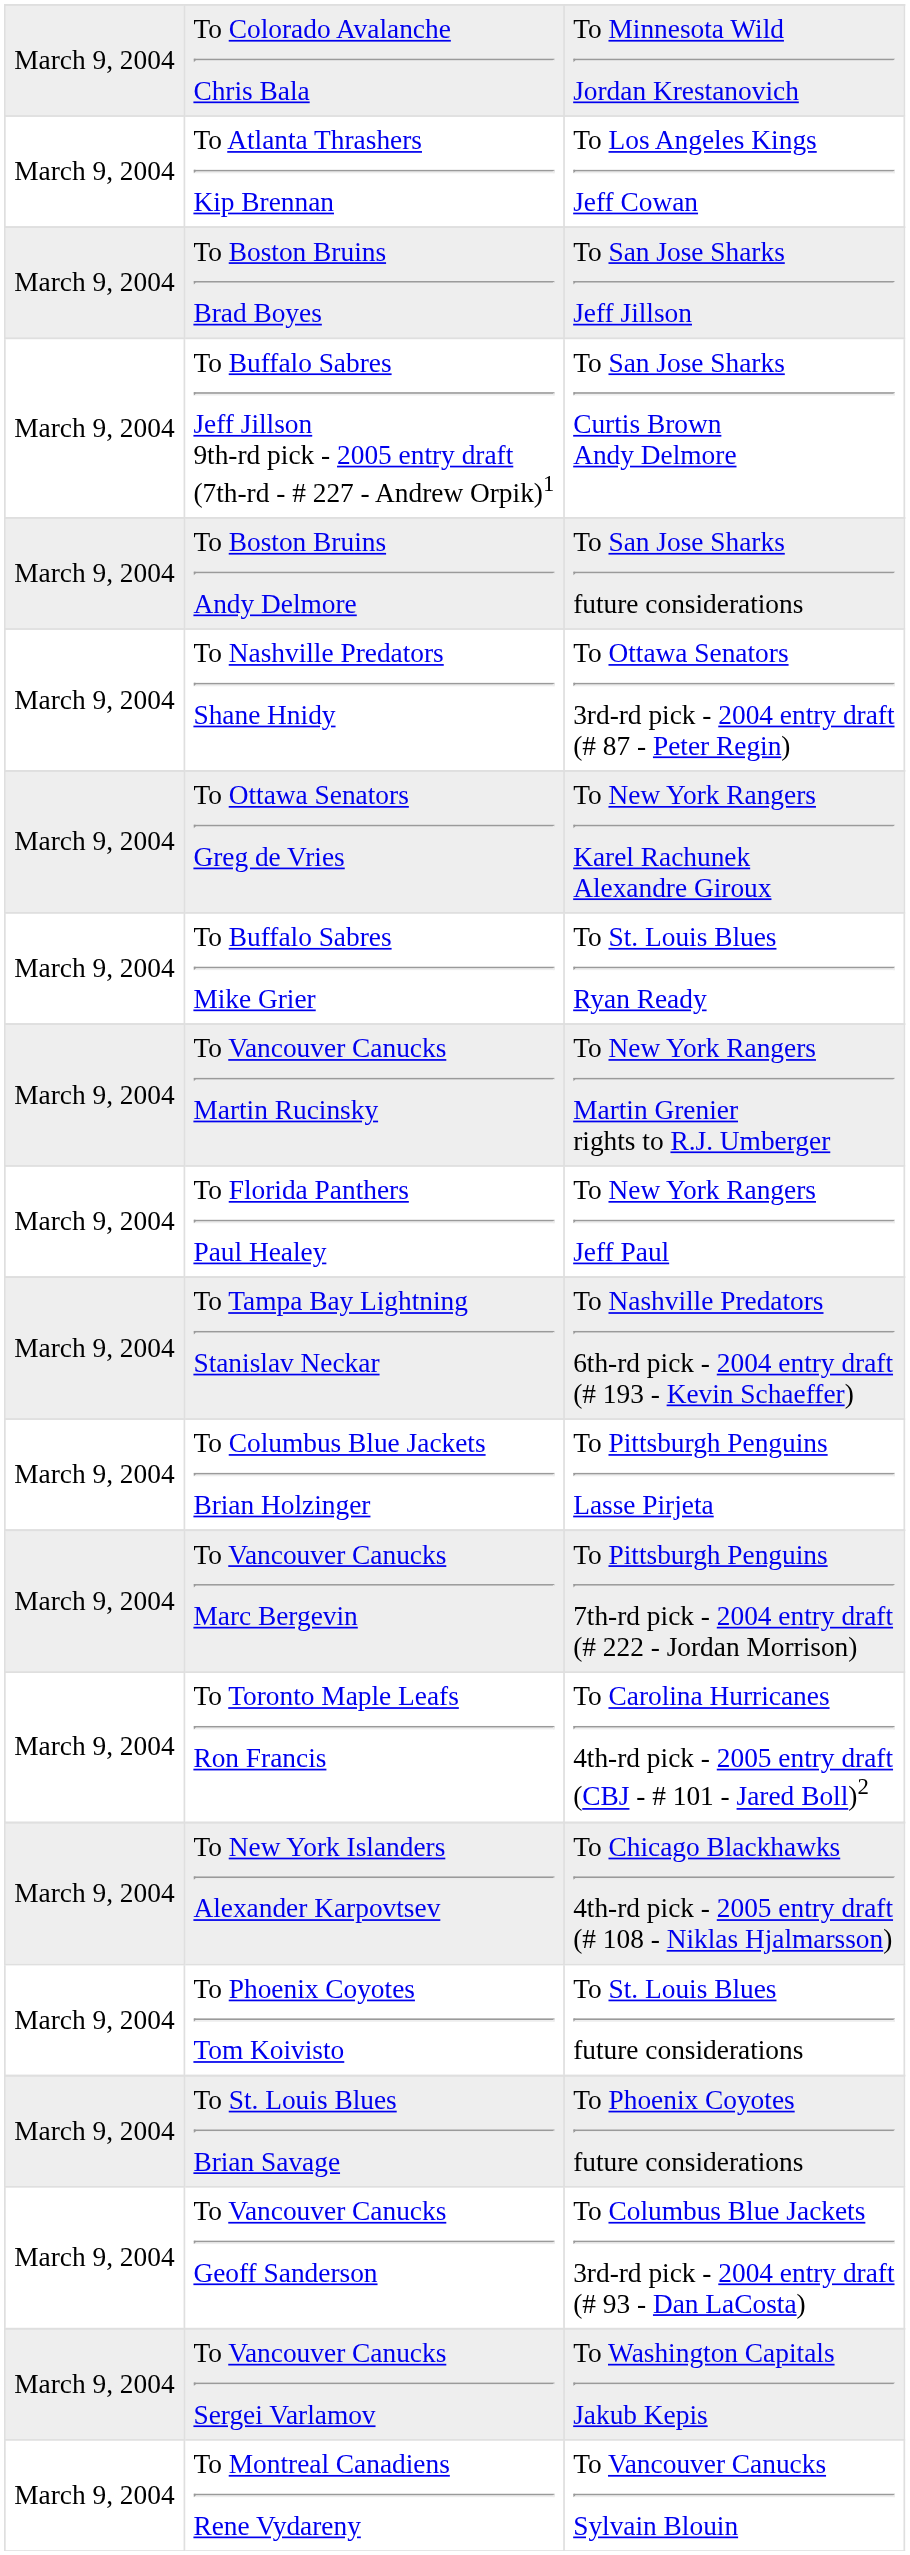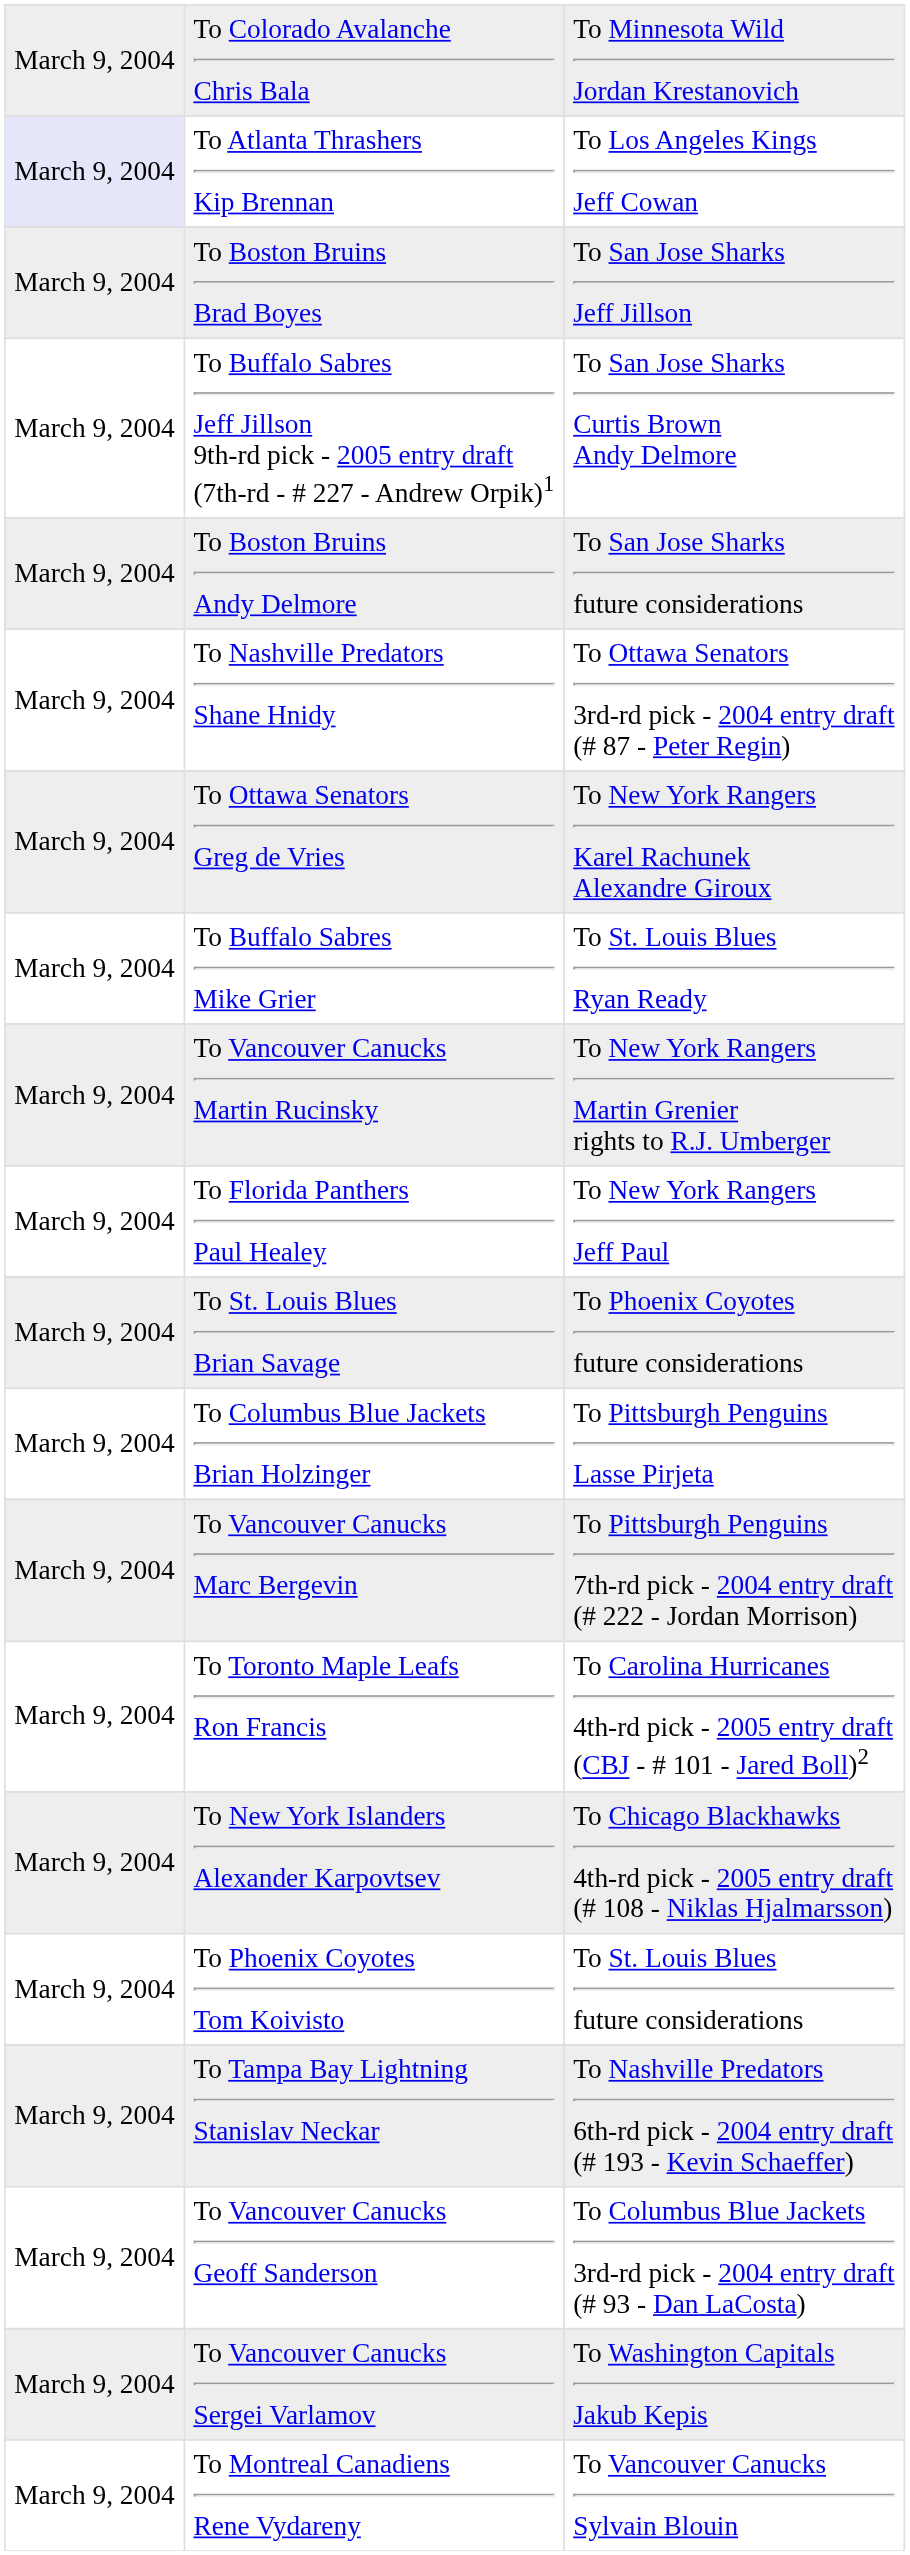(94, 171) no background -> (94, 171) lavender background
rows swapped: (374, 1332) <-> (374, 2130)
